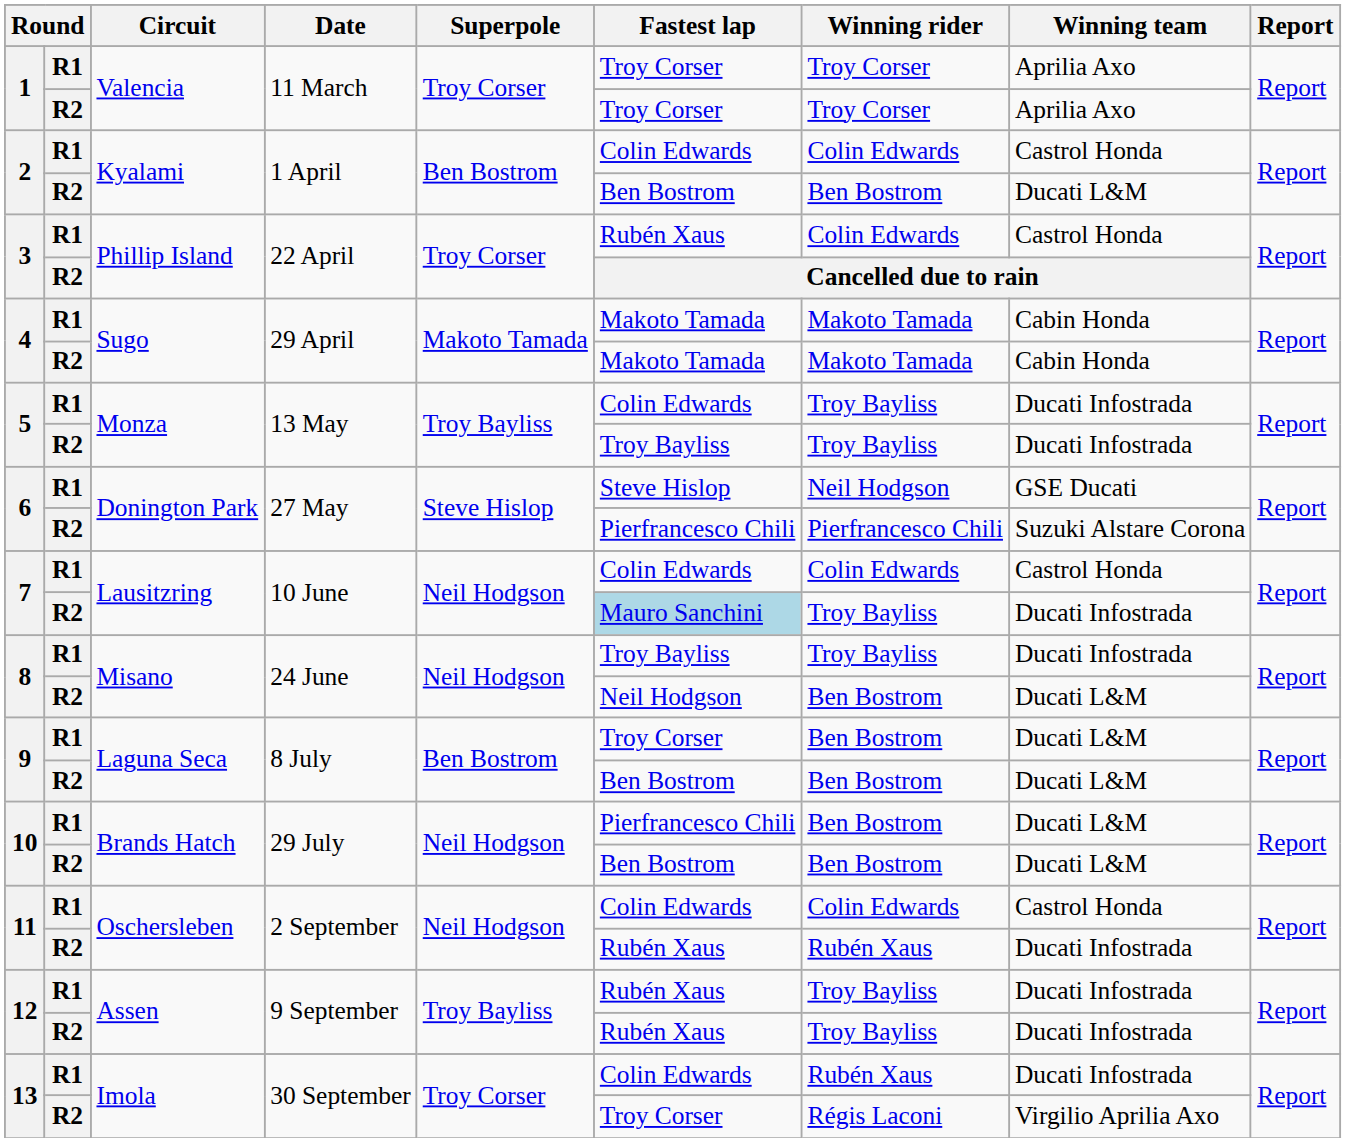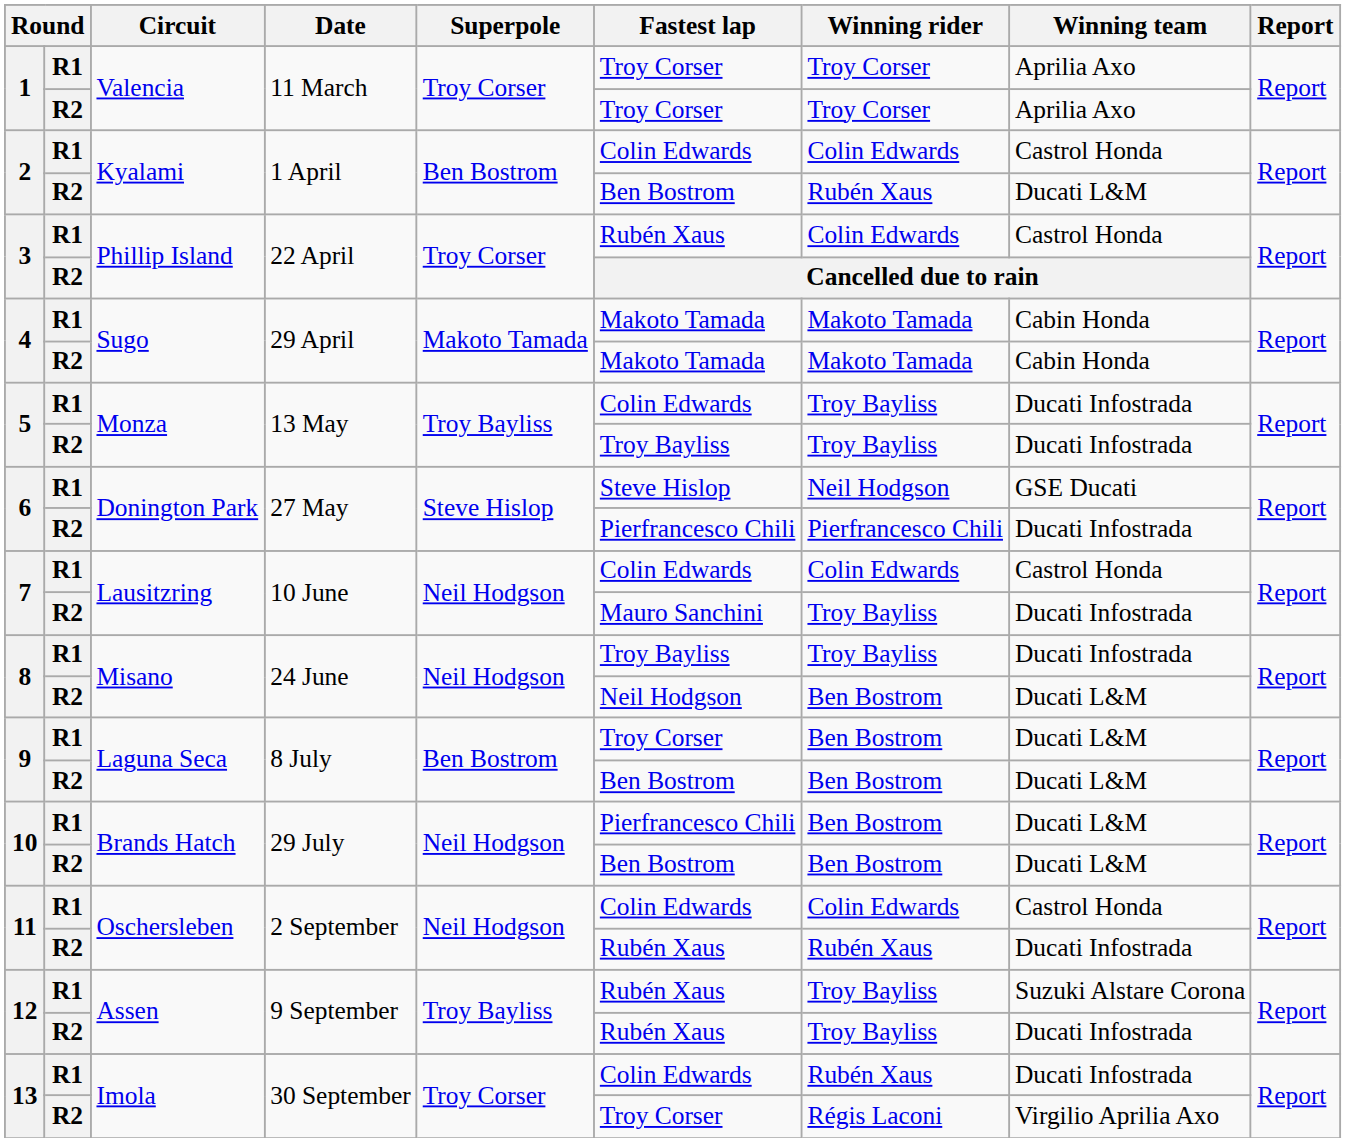(875, 192) Ben Bostrom -> (870, 192) Rubén Xaus
(1130, 528) Suzuki Alstare Corona -> (1104, 528) Ducati Infostrada
(681, 612) lightblue background -> (681, 612) no background
(1104, 990) Ducati Infostrada -> (1130, 990) Suzuki Alstare Corona
